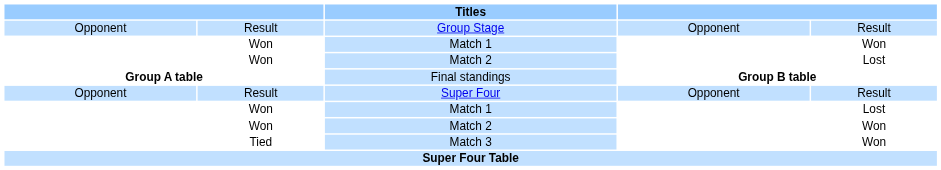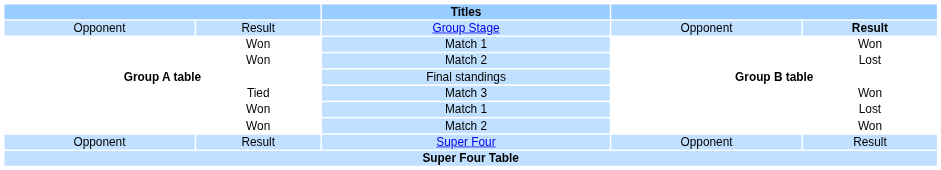(874, 28) normal -> (870, 28) bold
rows swapped: (261, 93) <-> (261, 142)
